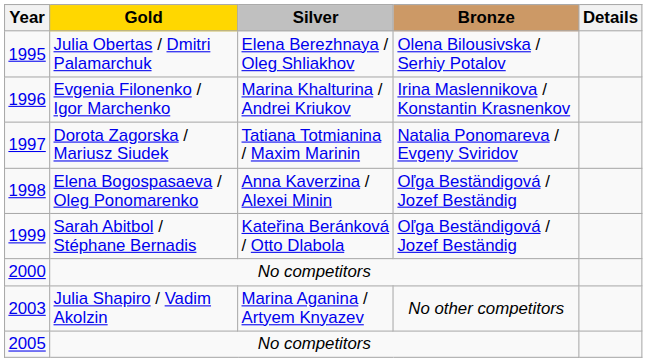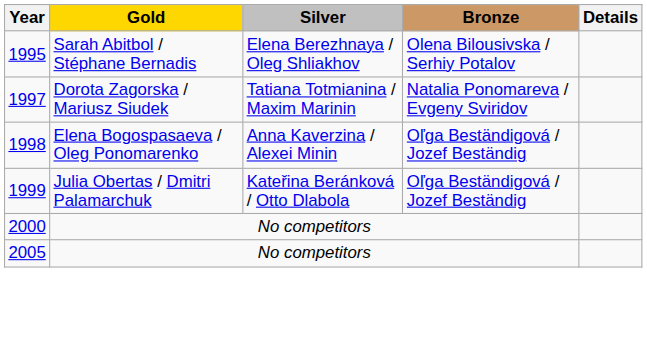(132, 53) Julia Obertas / Dmitri Palamarchuk -> (125, 53) Sarah Abitbol / Stéphane Bernadis
- row: (27, 99)
(125, 236) Sarah Abitbol / Stéphane Bernadis -> (132, 190) Julia Obertas / Dmitri Palamarchuk
- row: (27, 308)
